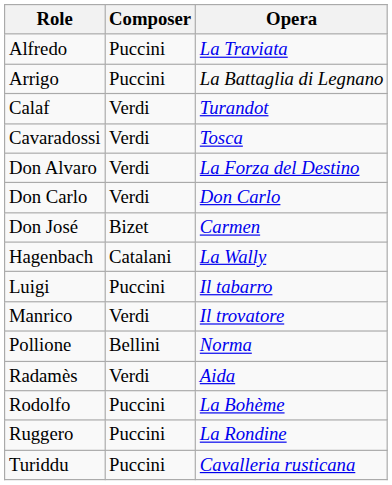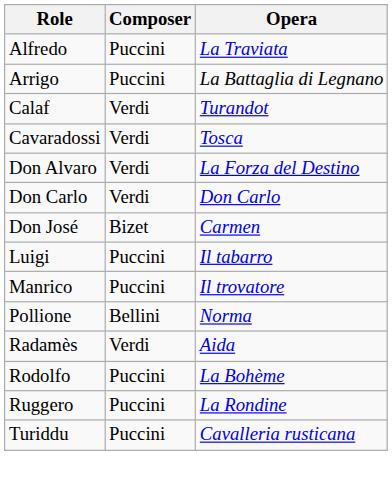- row: (51, 256)
(129, 316) Verdi -> (137, 286) Puccini
